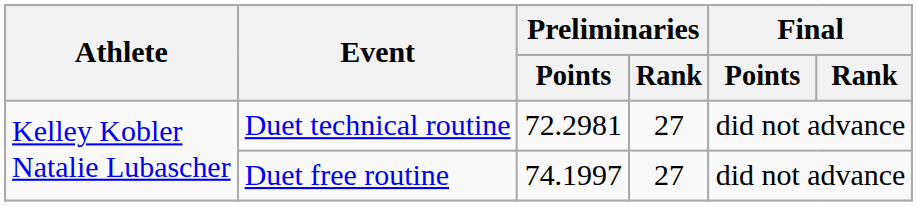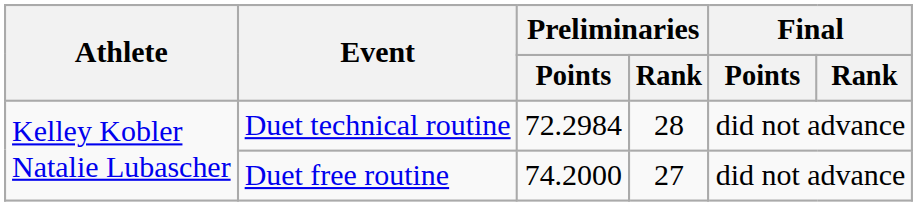(573, 125) 72.2981 -> (573, 125) 72.2984
(669, 125) 27 -> (669, 125) 28
(573, 175) 74.1997 -> (573, 175) 74.2000
